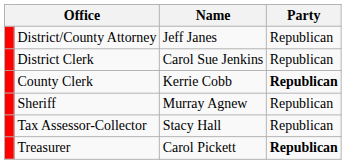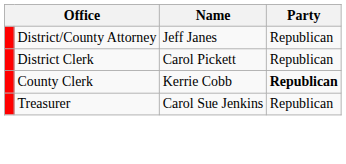(213, 59) Carol Sue Jenkins -> (199, 59) Carol Pickett
- row: (37, 103)
- row: (82, 125)
(199, 147) Carol Pickett -> (213, 103) Carol Sue Jenkins
(304, 147) bold -> (301, 103) normal
